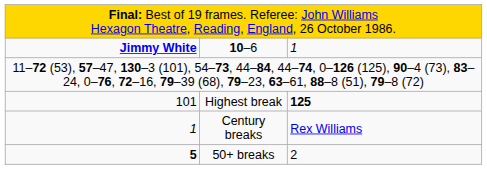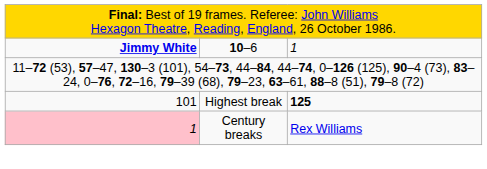(193, 128) no background -> (193, 128) pink background
- row: (243, 155)
